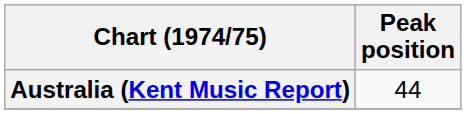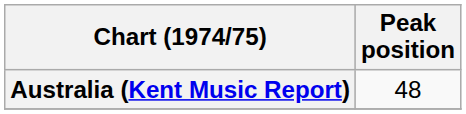(408, 89) 44 -> (408, 89) 48
